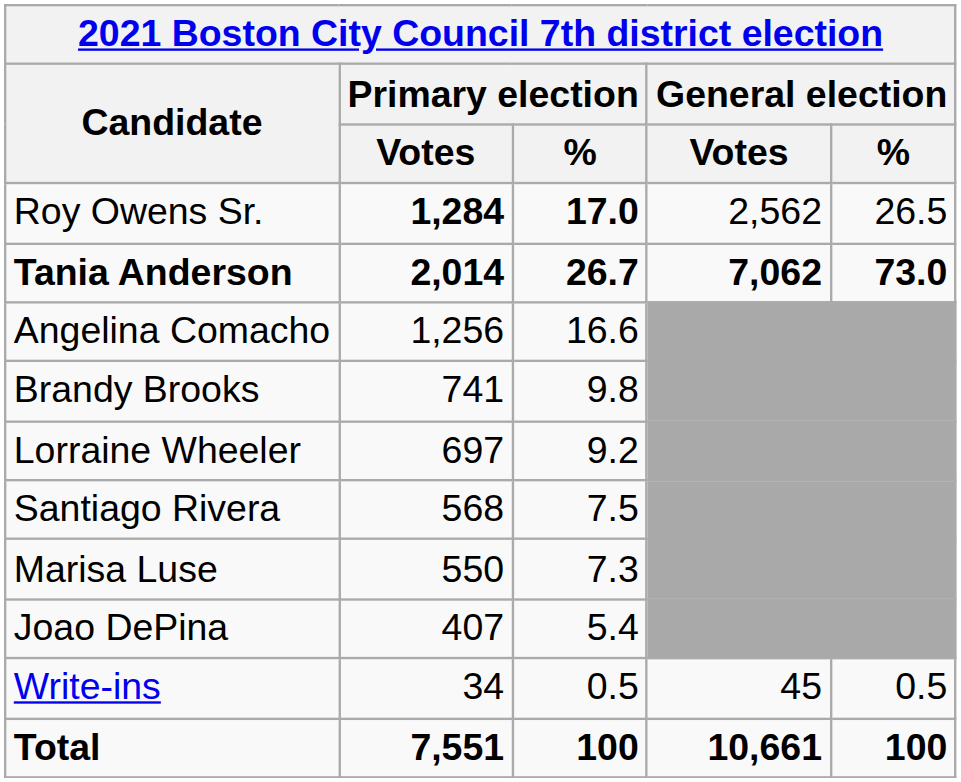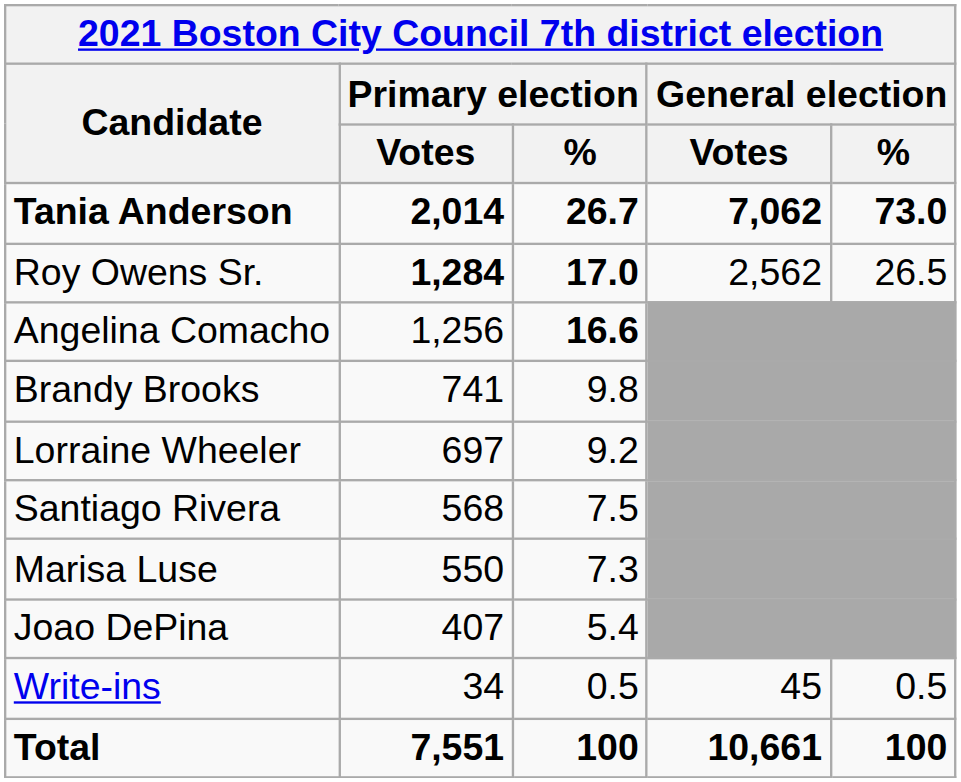rows swapped: (153, 271) <-> (139, 212)
(602, 331) normal -> (602, 331) bold
